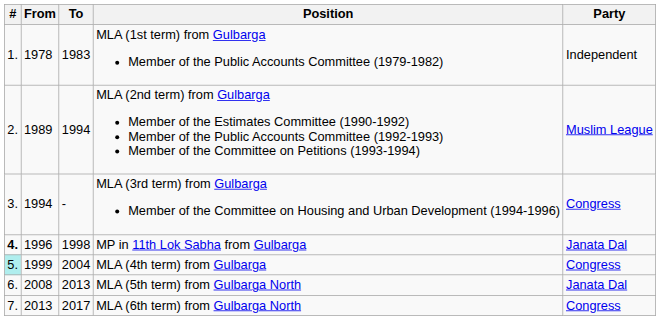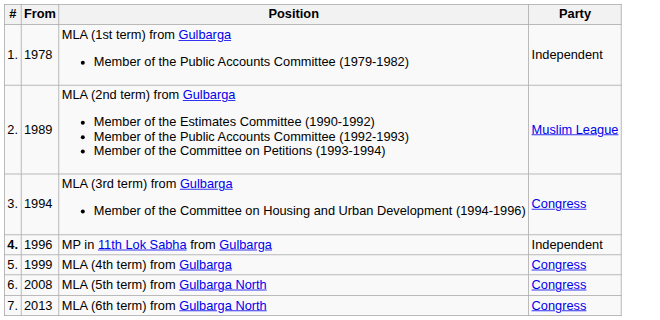- column: (76, 14)
(597, 244) Janata Dal -> (567, 244) Independent
(13, 264) paleturquoise background -> (13, 264) no background
(597, 285) Janata Dal -> (559, 285) Congress
